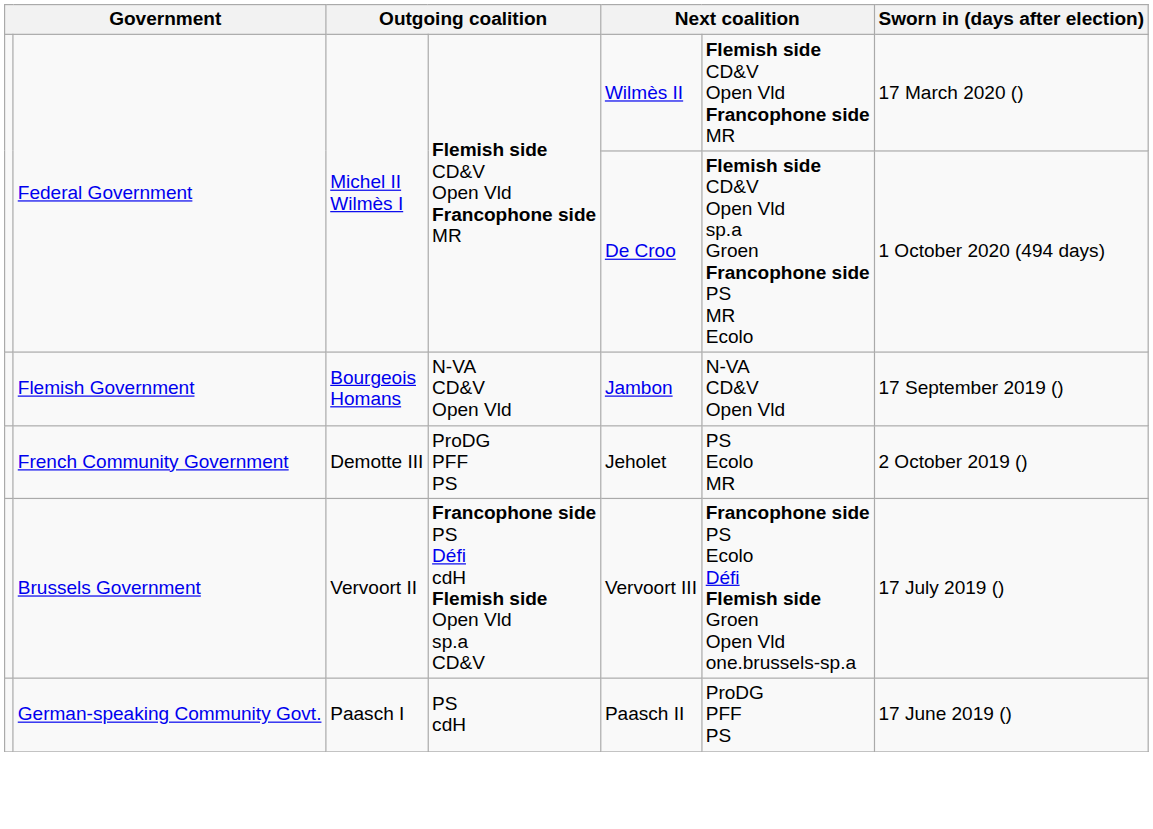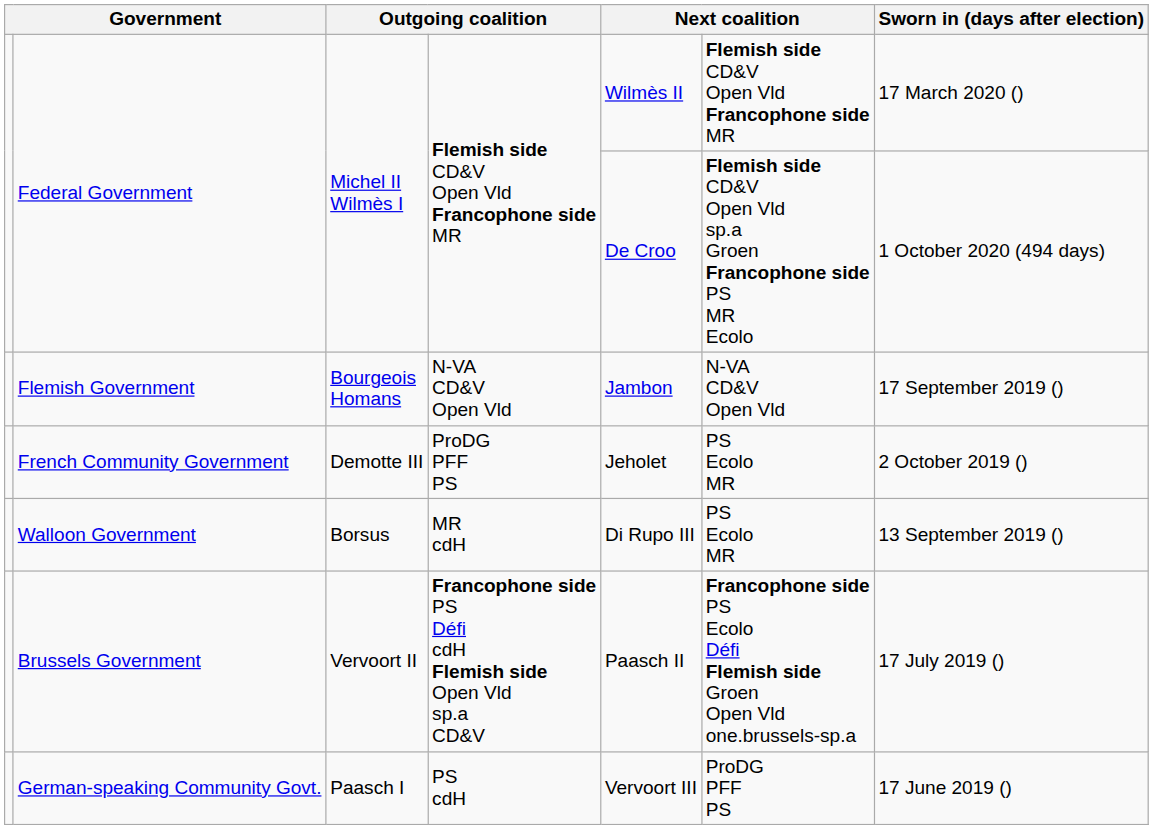+ row: (107, 534)
(651, 588) Vervoort III -> (645, 661) Paasch II
(645, 714) Paasch II -> (651, 787) Vervoort III
